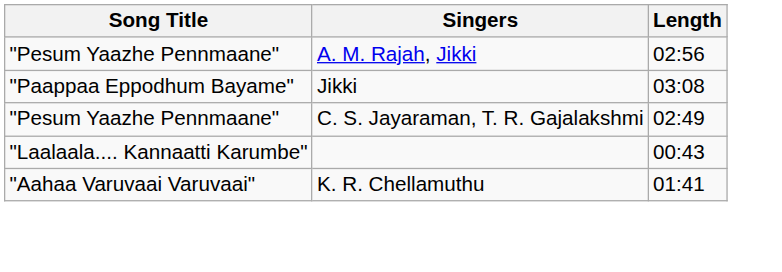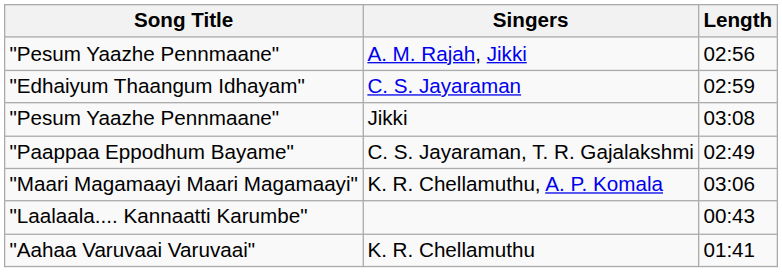+ row: (444, 86)
(152, 86) "Paappaa Eppodhum Bayame" -> (144, 119) "Pesum Yaazhe Pennmaane"
(144, 119) "Pesum Yaazhe Pennmaane" -> (152, 151) "Paappaa Eppodhum Bayame"
+ row: (515, 184)
